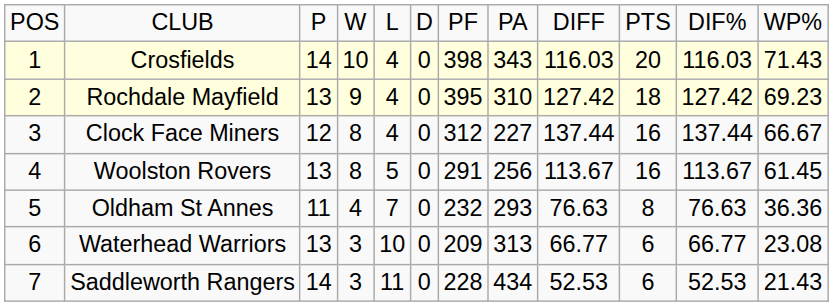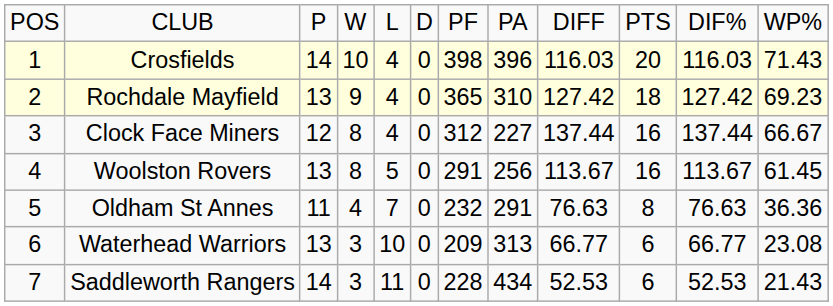(513, 60) 343 -> (513, 60) 396
(463, 97) 395 -> (463, 97) 365
(513, 208) 293 -> (513, 208) 291
